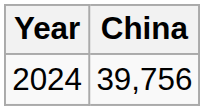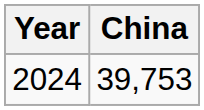(144, 79) 39,756 -> (144, 79) 39,753
